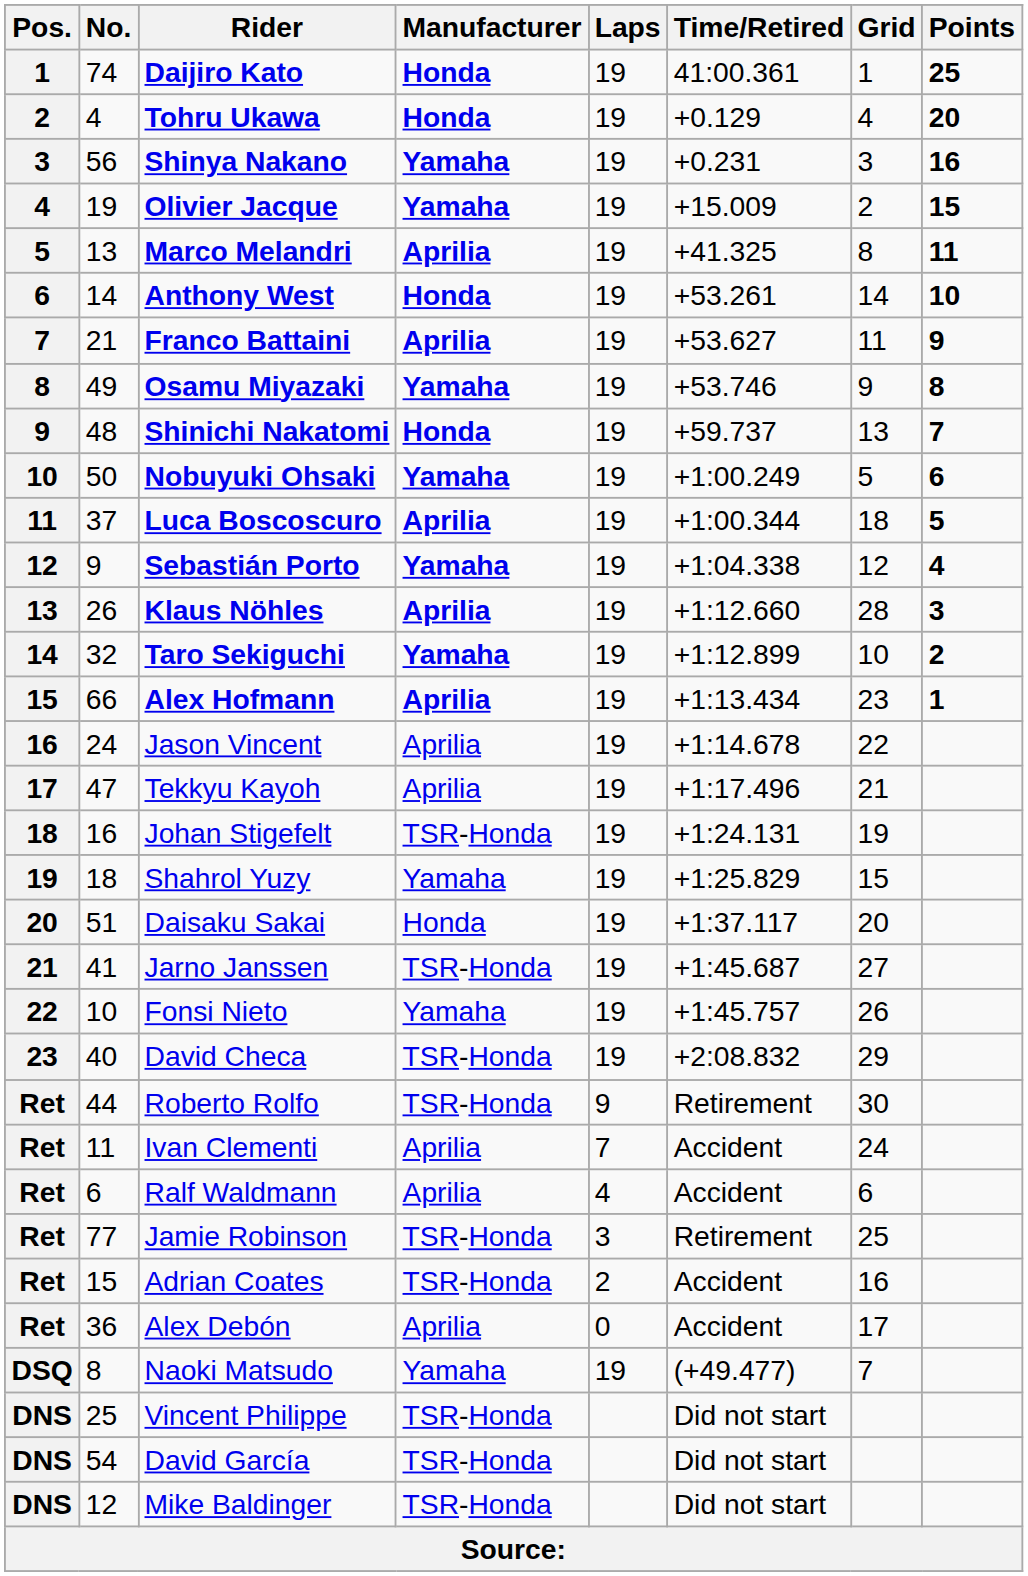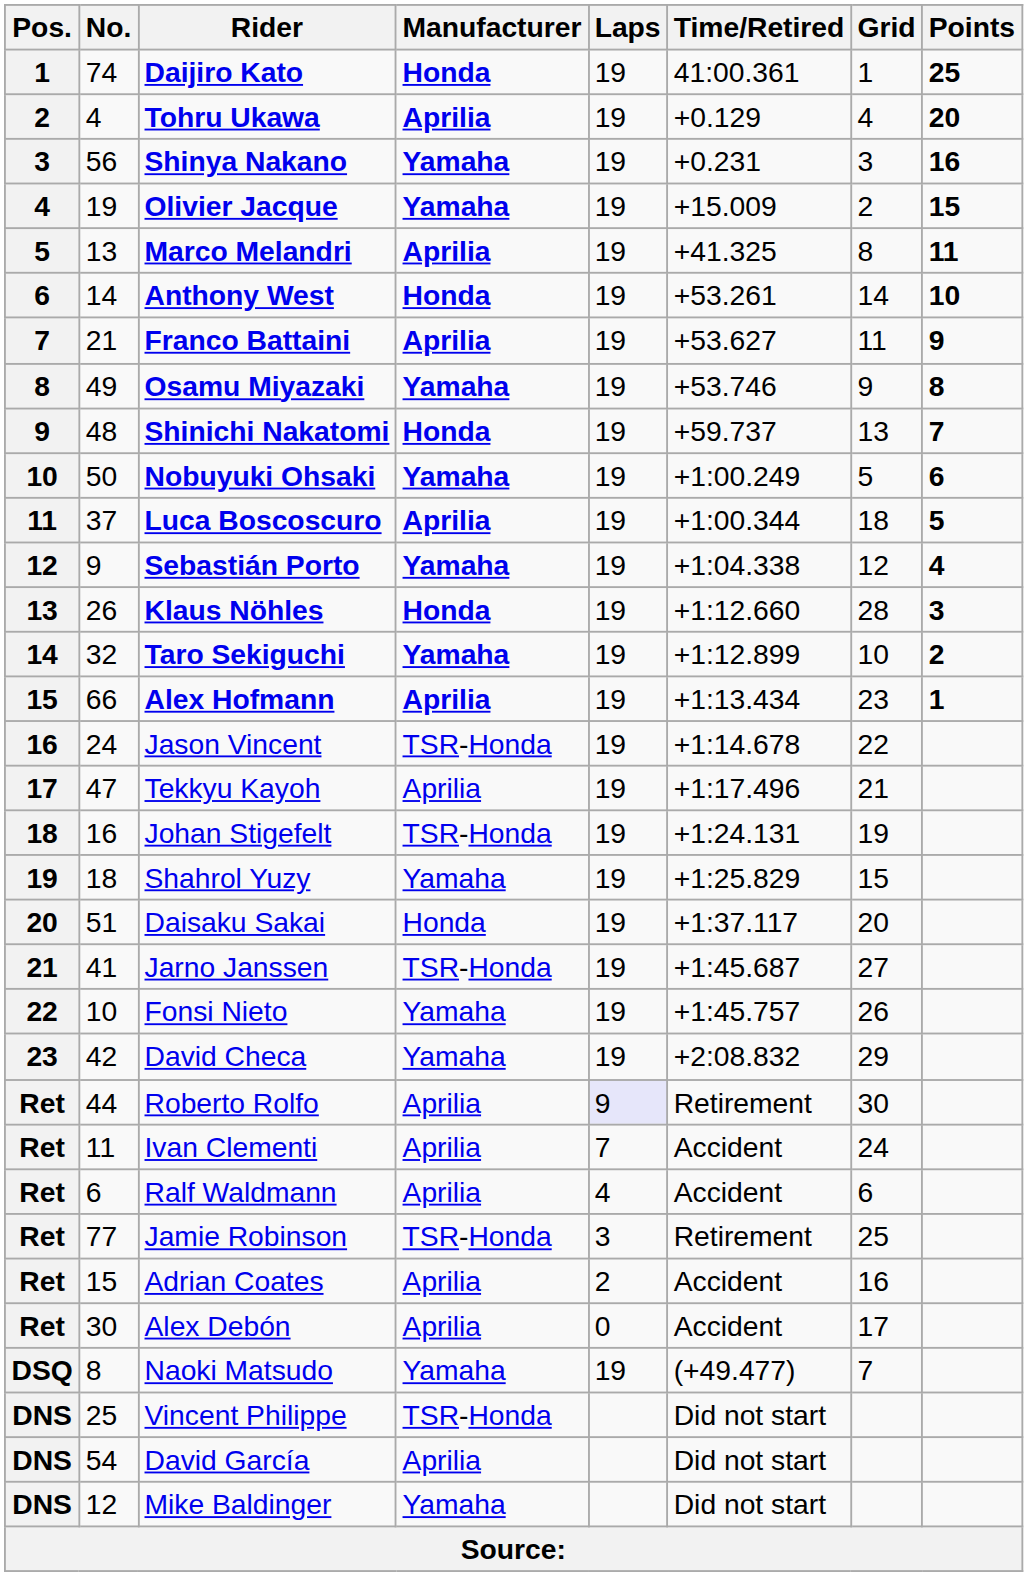(446, 117) Honda -> (446, 117) Aprilia
(446, 609) Aprilia -> (446, 609) Honda
(442, 744) Aprilia -> (477, 744) TSR-Honda
(102, 1057) 40 -> (102, 1057) 42
(477, 1057) TSR-Honda -> (454, 1057) Yamaha
(477, 1102) TSR-Honda -> (442, 1102) Aprilia
(602, 1102) no background -> (602, 1102) lavender background
(477, 1281) TSR-Honda -> (442, 1281) Aprilia
(102, 1325) 36 -> (102, 1325) 30
(477, 1460) TSR-Honda -> (442, 1460) Aprilia
(477, 1504) TSR-Honda -> (454, 1504) Yamaha
